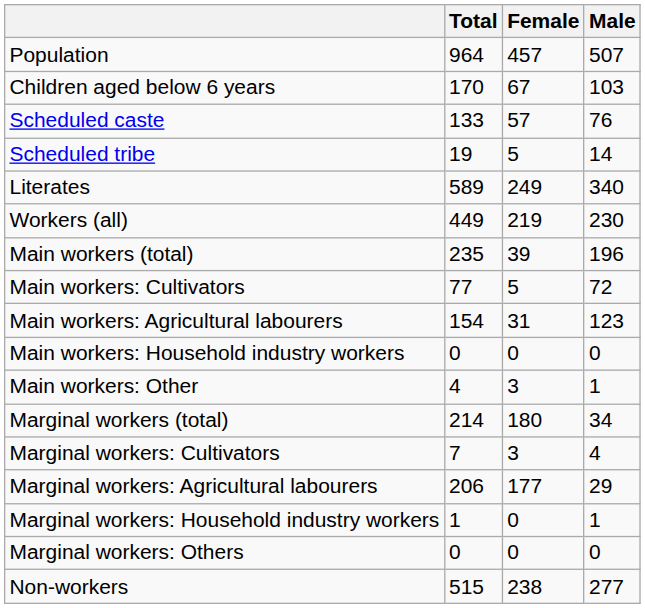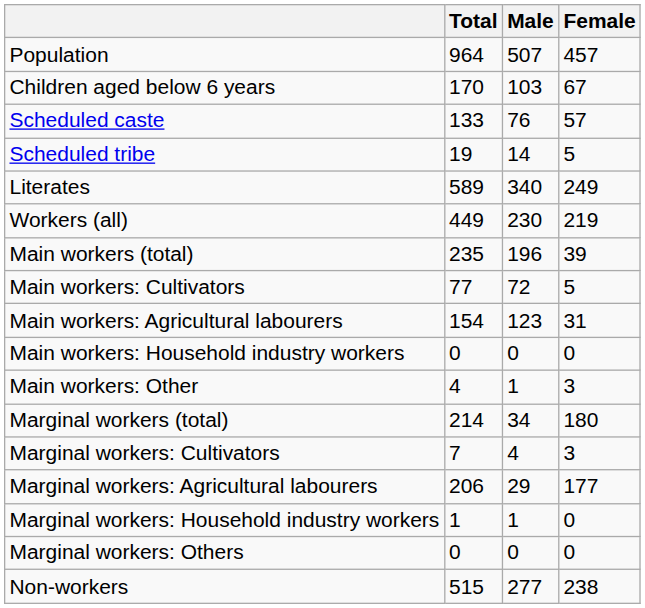columns swapped: (612, 21) <-> (543, 21)
